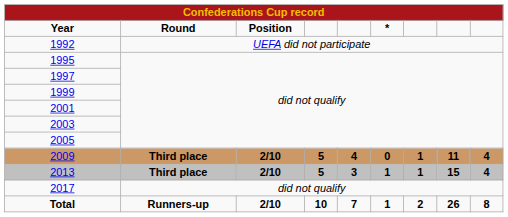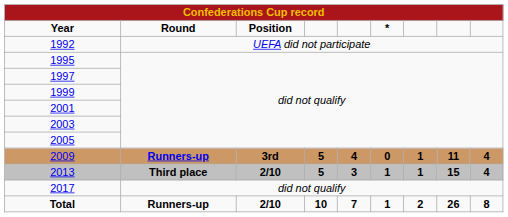(178, 156) Third place -> (178, 156) Runners-up
(270, 156) 2/10 -> (270, 156) 3rd
